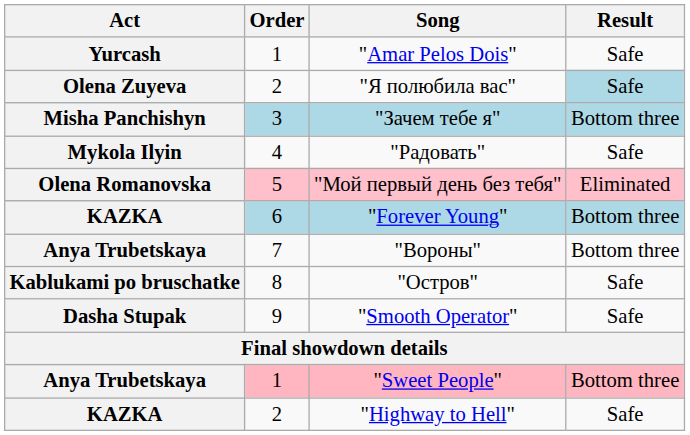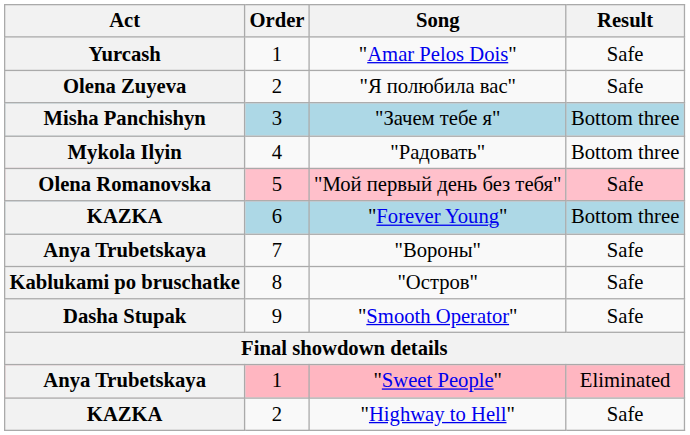(625, 86) lightblue background -> (625, 86) no background
(625, 151) Safe -> (625, 151) Bottom three
(625, 184) Eliminated -> (625, 184) Safe
(625, 250) Bottom three -> (625, 250) Safe
(625, 380) Bottom three -> (625, 380) Eliminated
